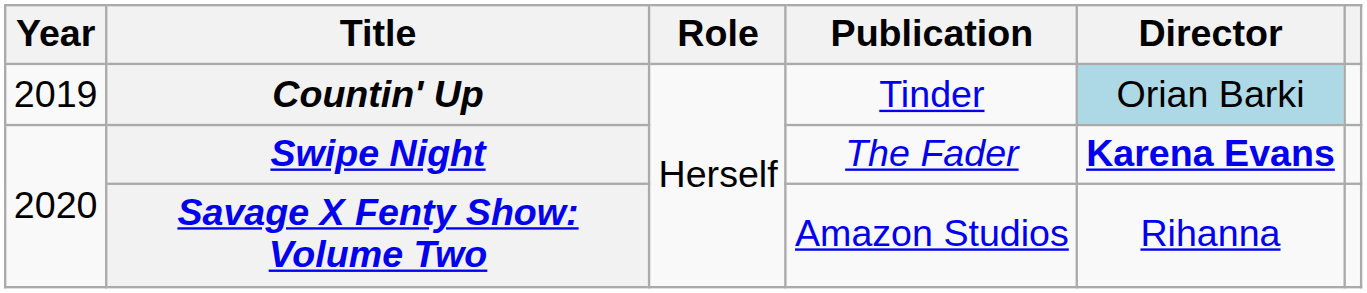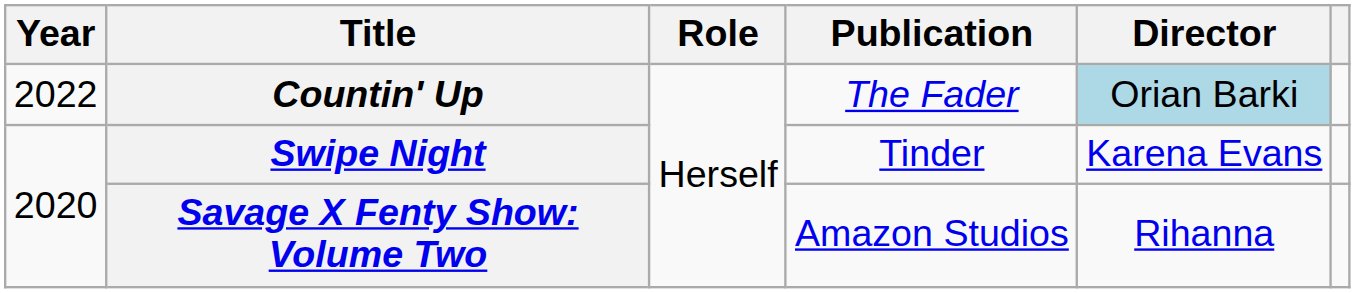(56, 93) 2019 -> (56, 93) 2022
(932, 93) Tinder -> (932, 93) The Fader
(932, 153) The Fader -> (932, 153) Tinder
(1211, 153) bold -> (1204, 153) normal
